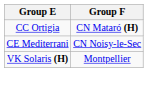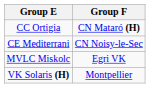+ row: (38, 59)
